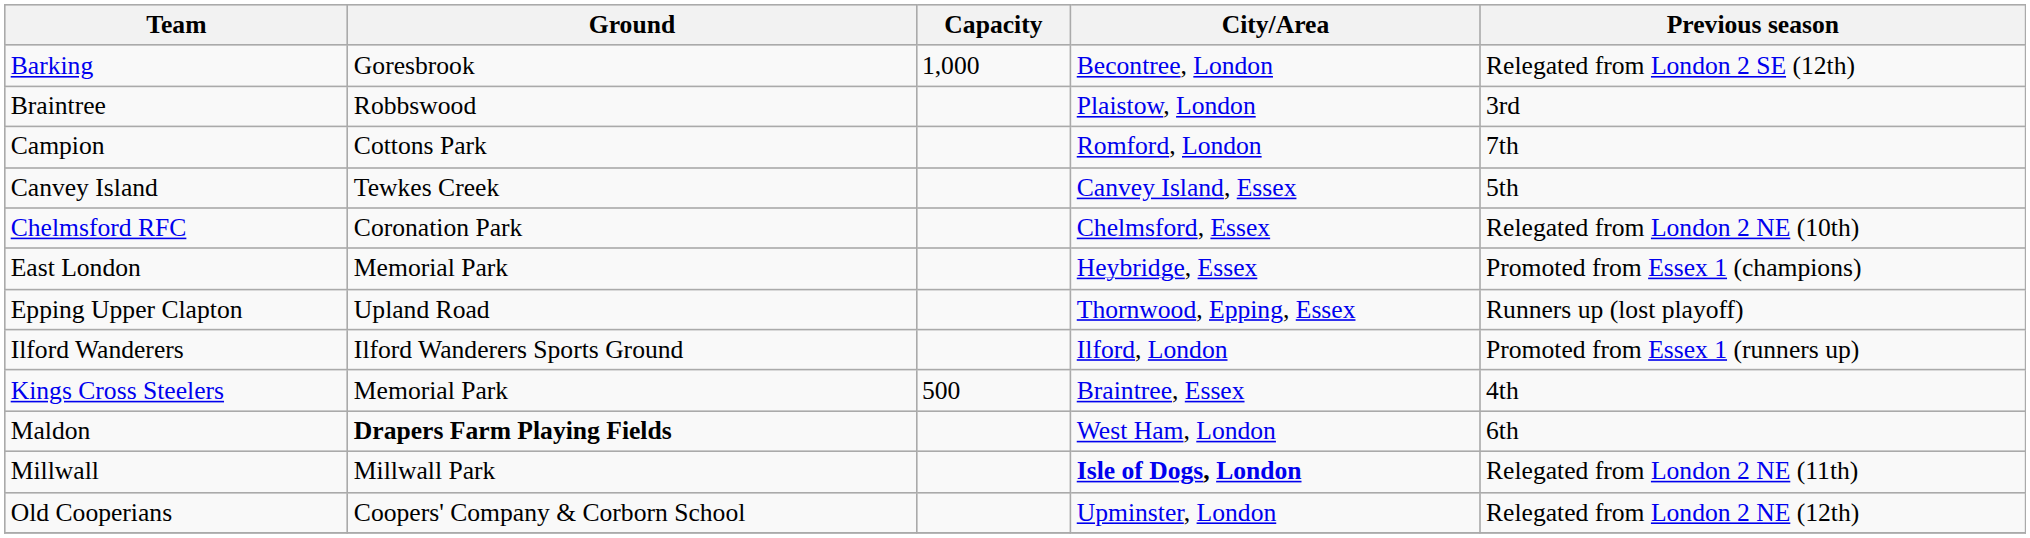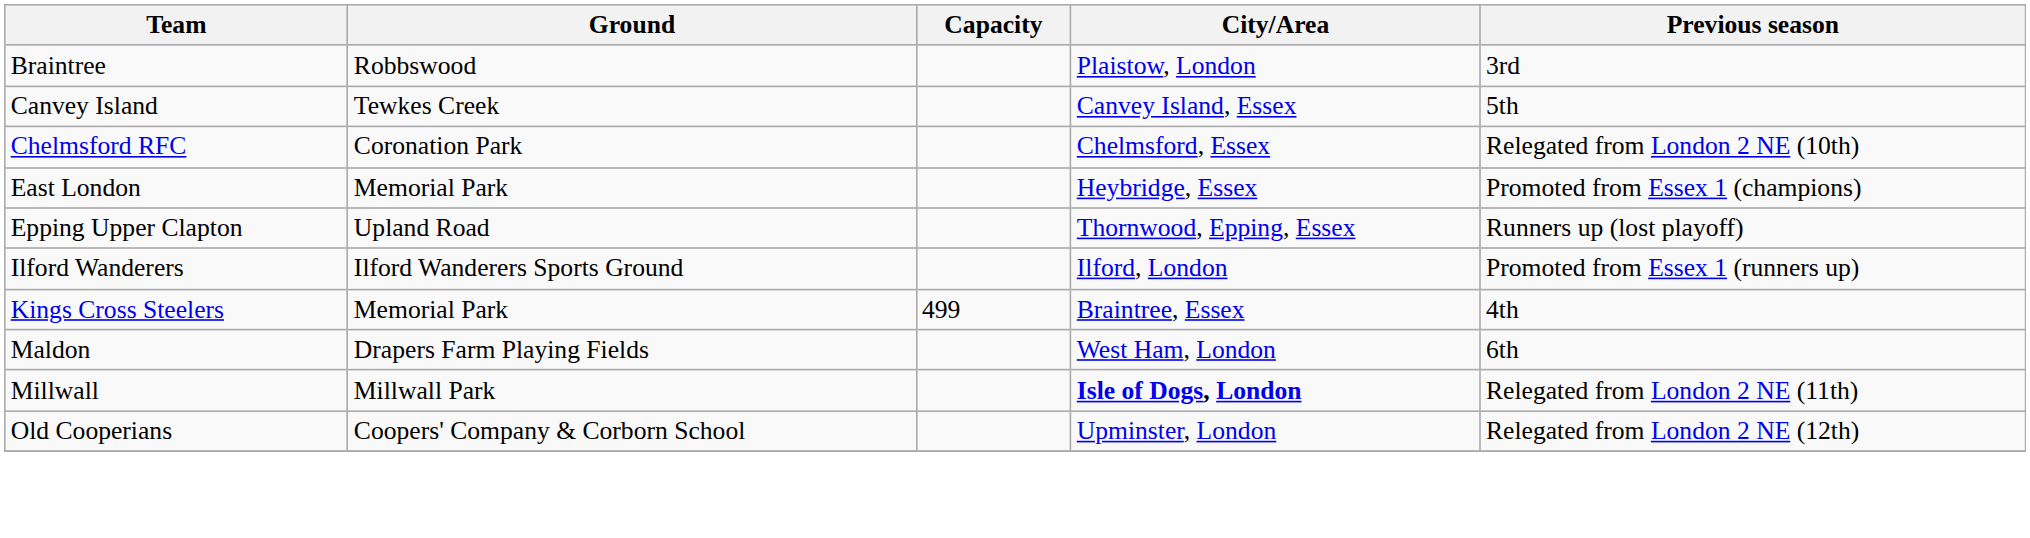- row: (52, 65)
- row: (58, 146)
(941, 390) 500 -> (941, 308) 499
(513, 430) bold -> (501, 349) normal
